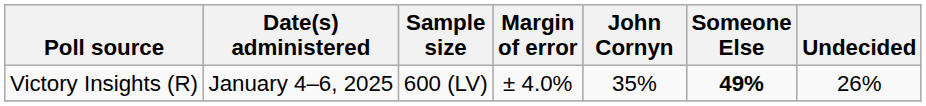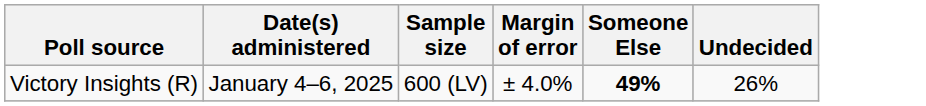- column: (634, 35)
